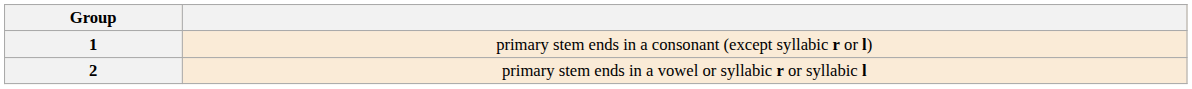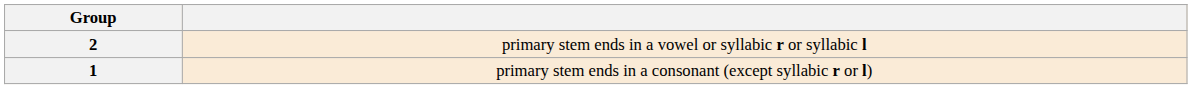rows swapped: (93, 44) <-> (93, 70)
